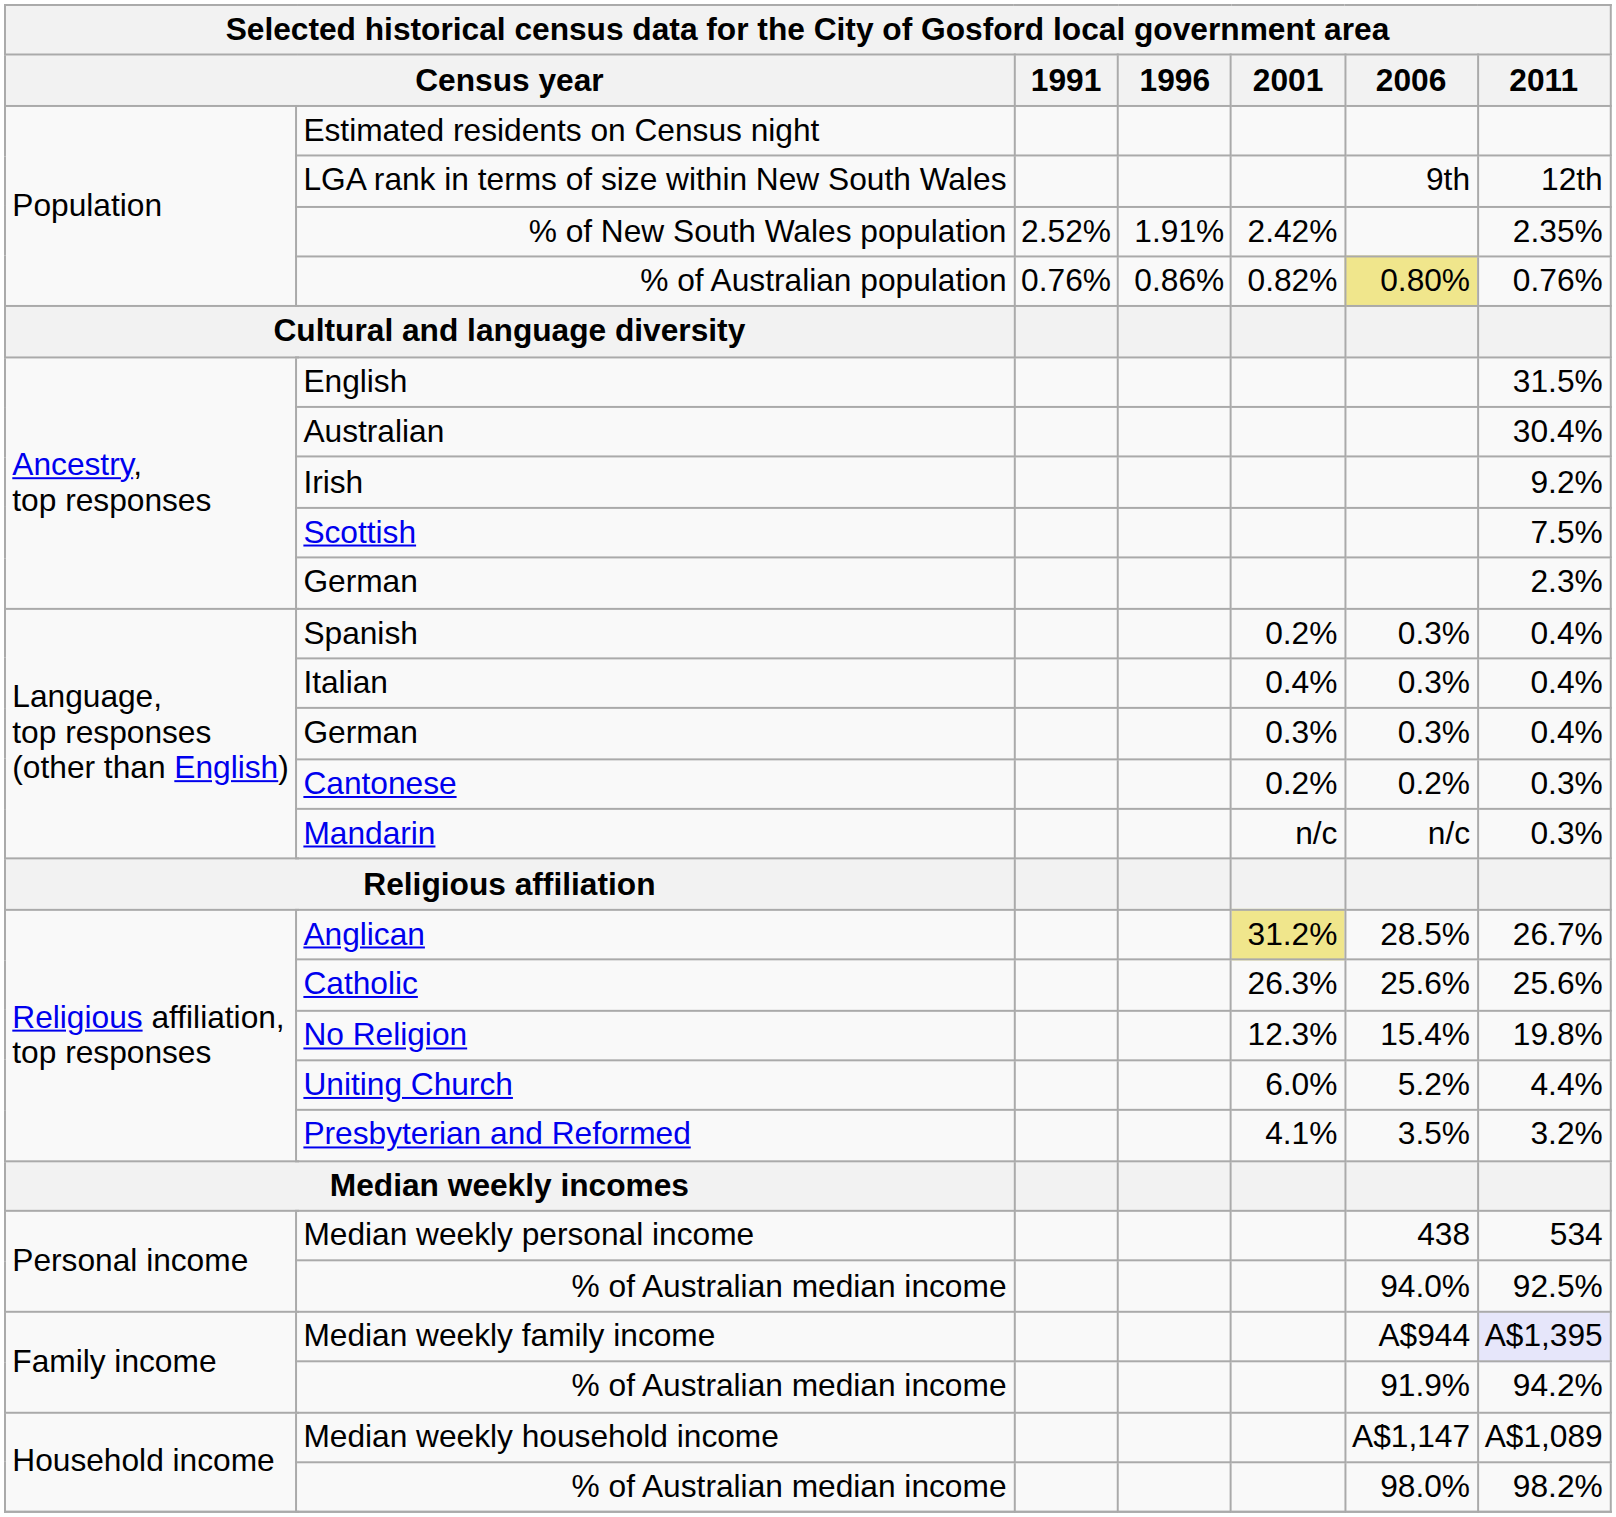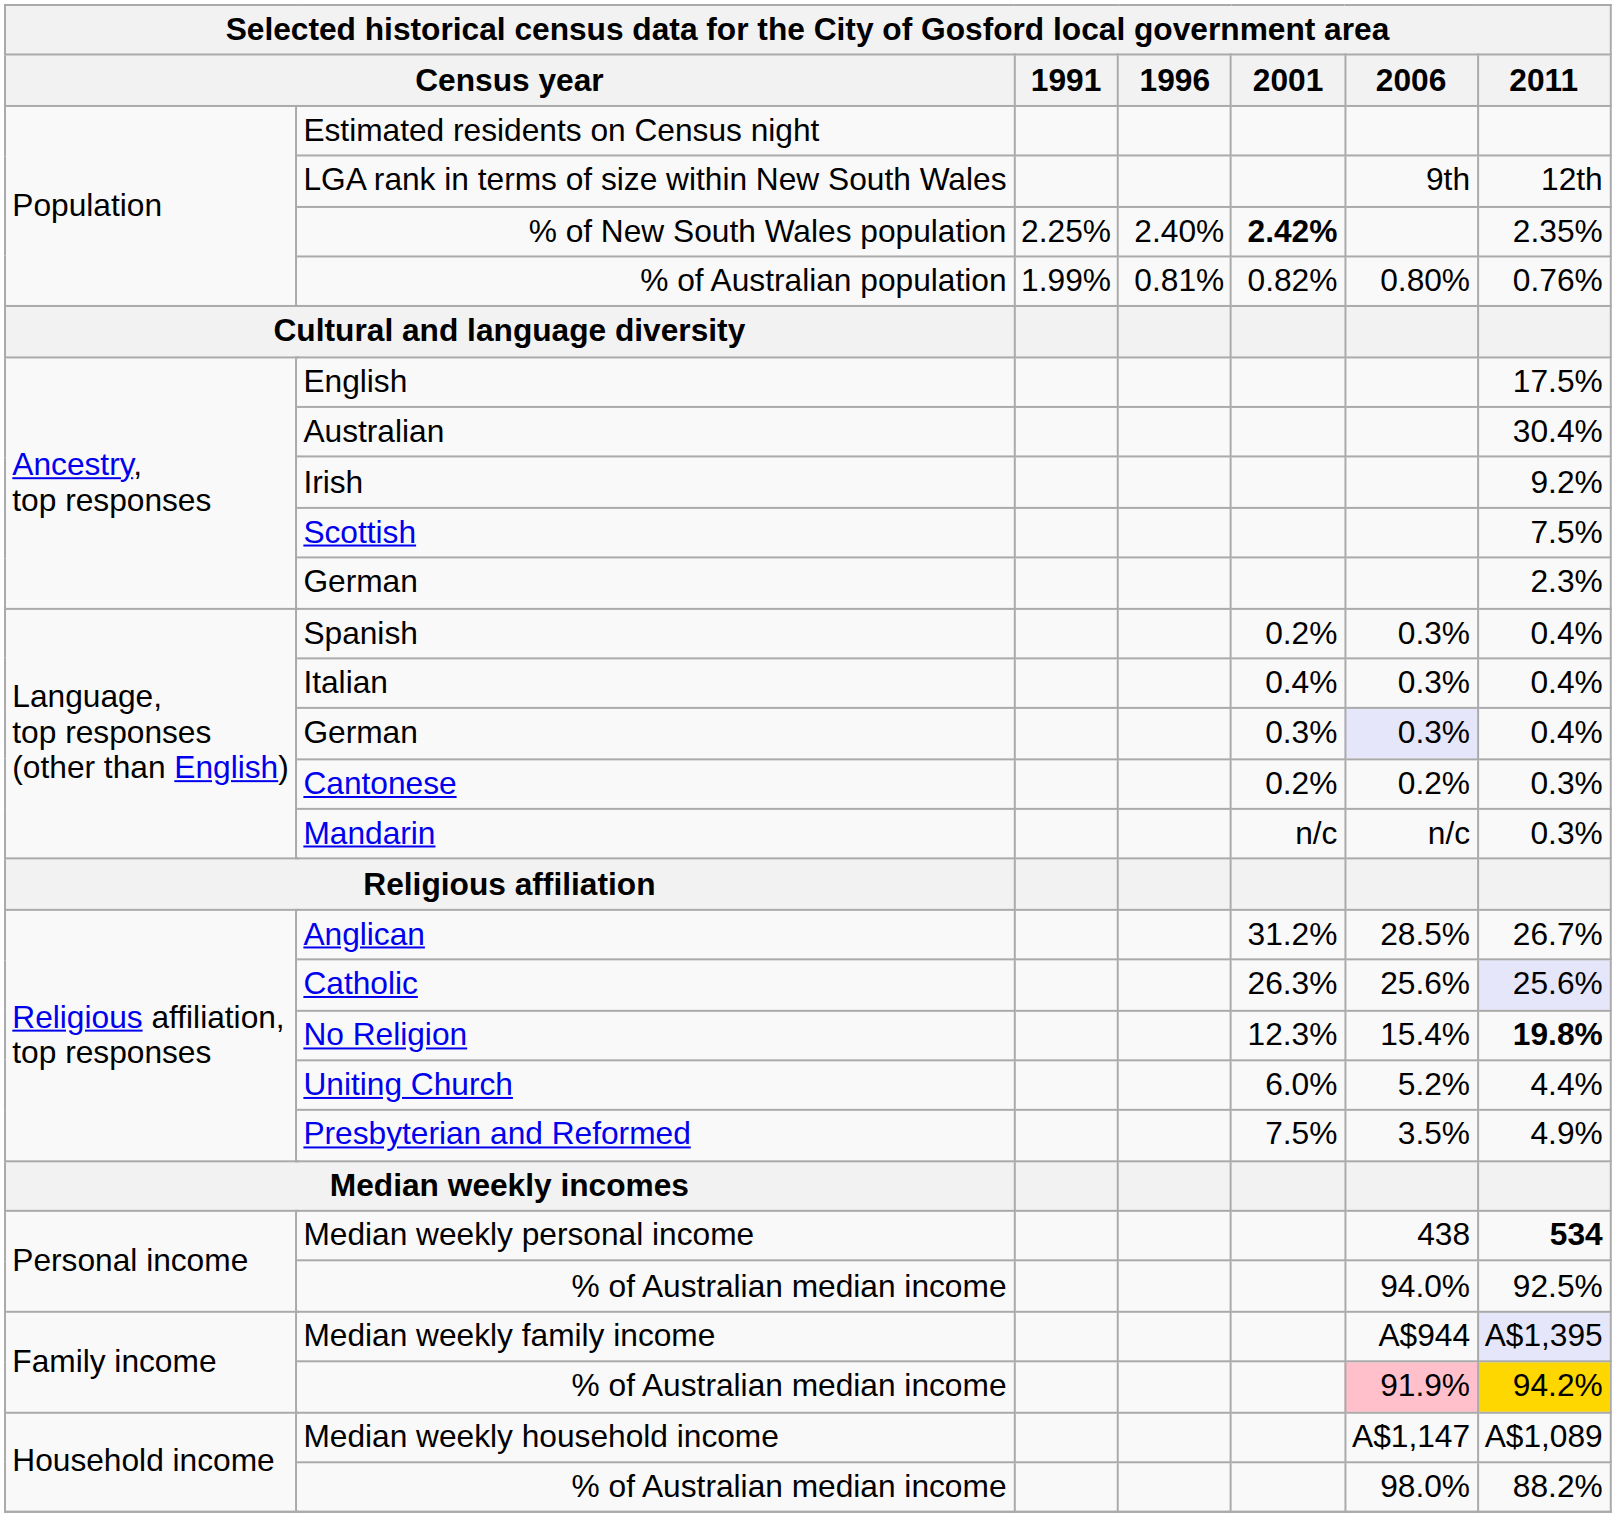(1066, 230) 2.52% -> (1066, 230) 2.25%
(1175, 230) 1.91% -> (1175, 230) 2.40%
(1288, 230) normal -> (1288, 230) bold
(1066, 280) 0.76% -> (1066, 280) 1.99%
(1175, 280) 0.86% -> (1175, 280) 0.81%
(1421, 280) khaki background -> (1421, 280) no background
(1558, 381) 31.5% -> (1558, 381) 17.5%
(1430, 733) no background -> (1430, 733) lavender background
(1292, 933) khaki background -> (1292, 933) no background
(1553, 984) no background -> (1553, 984) lavender background
(1553, 1034) normal -> (1553, 1034) bold
(1301, 1134) 4.1% -> (1301, 1134) 7.5%
(1562, 1134) 3.2% -> (1562, 1134) 4.9%
(1576, 1235) normal -> (1576, 1235) bold
(1425, 1386) no background -> (1425, 1386) pink background
(1558, 1386) no background -> (1558, 1386) gold background
(1558, 1486) 98.2% -> (1558, 1486) 88.2%
